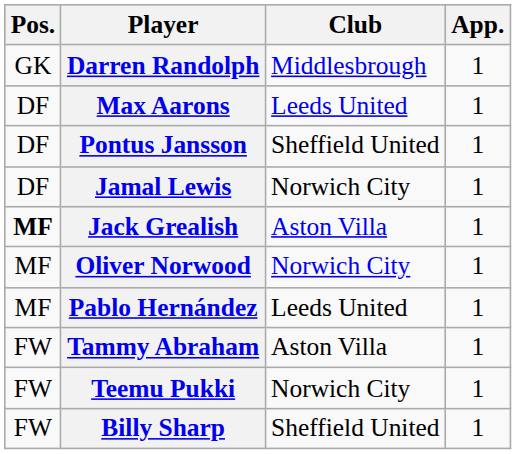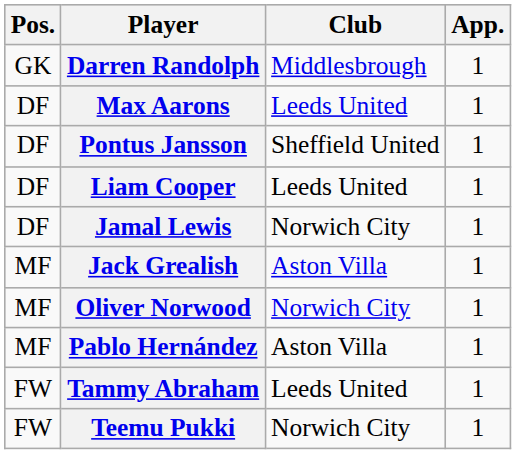+ row: (163, 186)
(33, 226) bold -> (33, 266) normal
(339, 307) Leeds United -> (329, 347) Aston Villa
(329, 347) Aston Villa -> (339, 387) Leeds United
- row: (163, 428)
